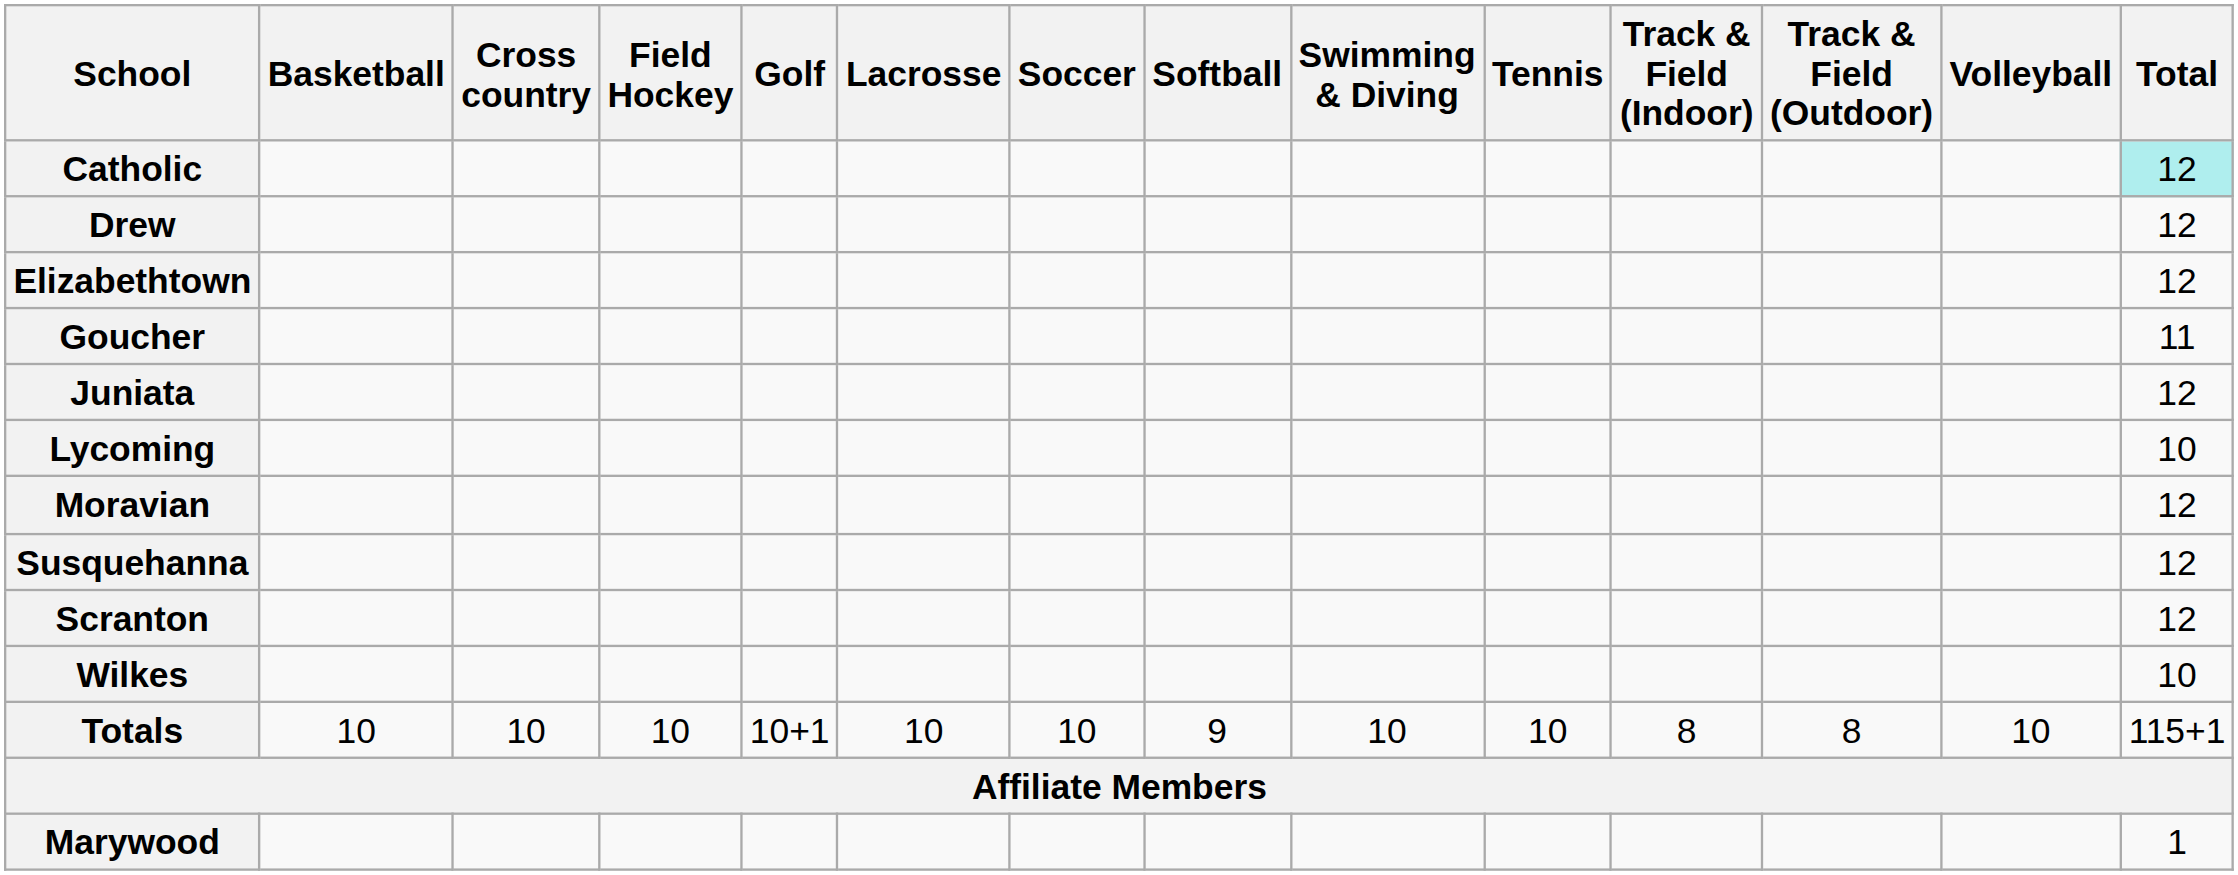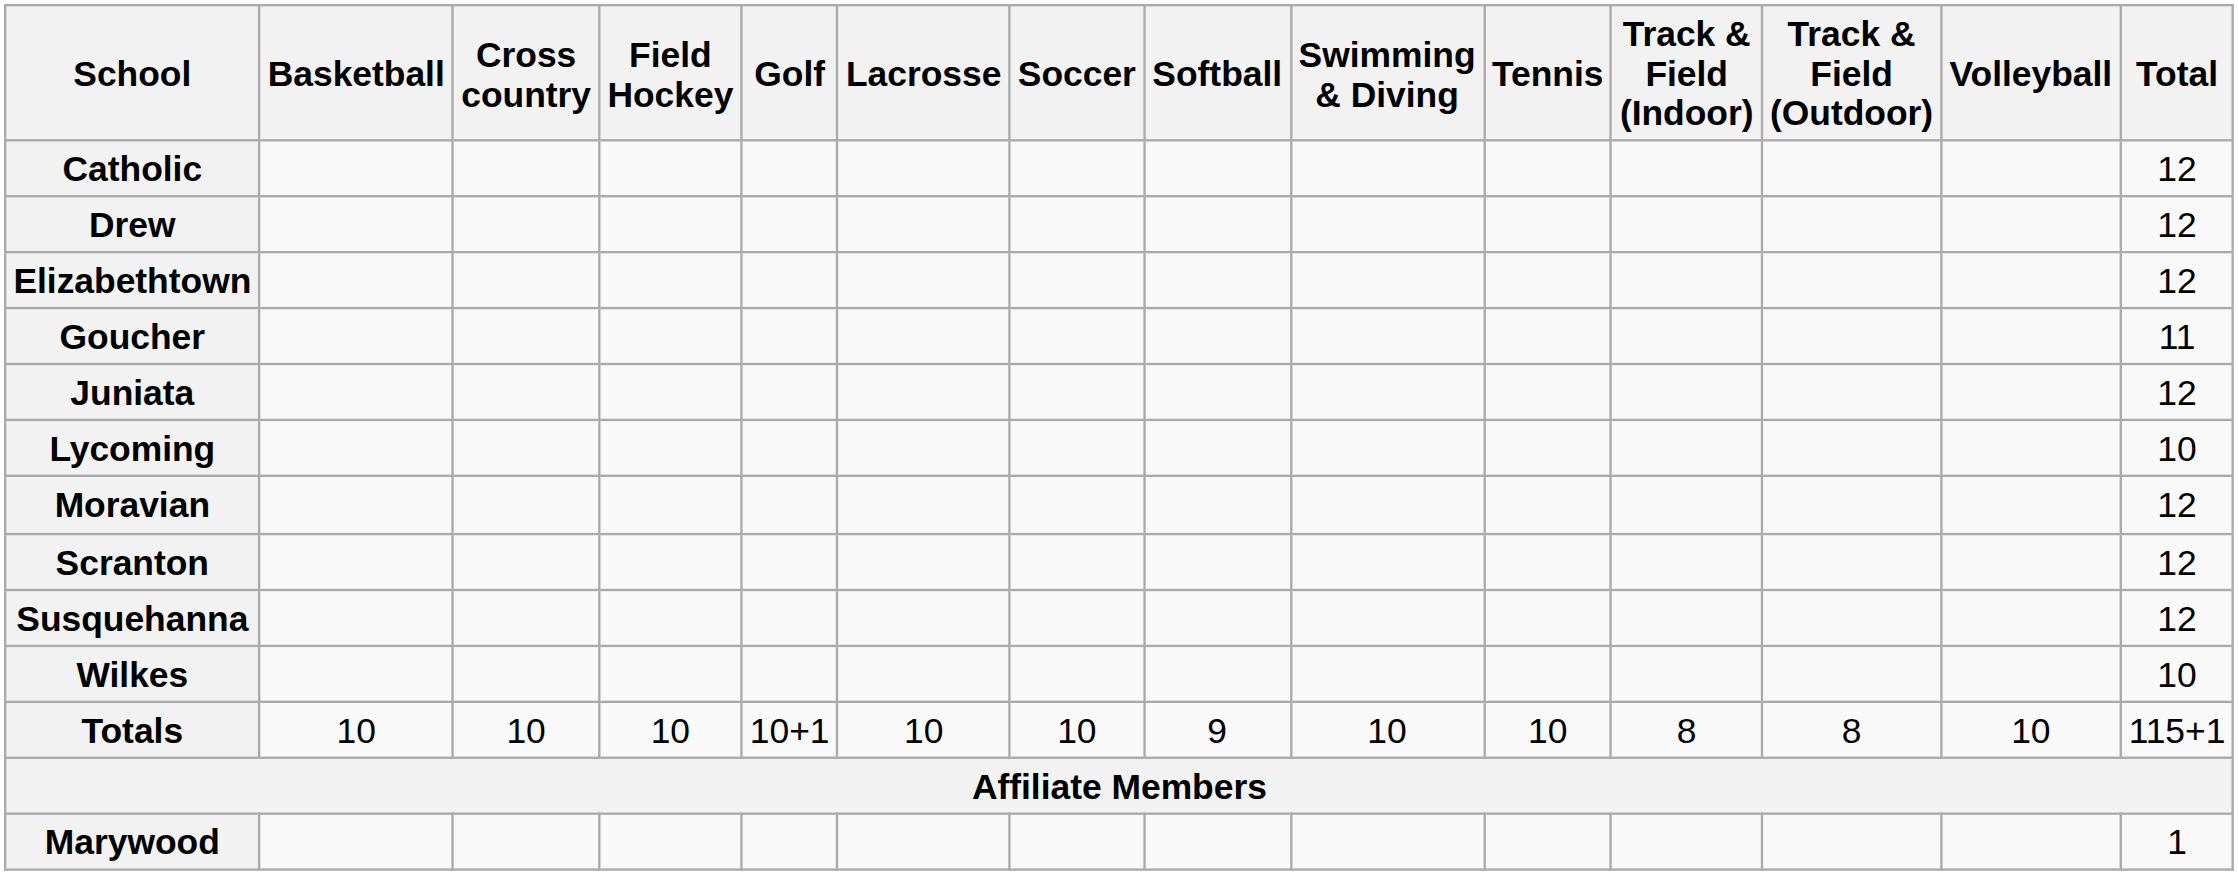(2177, 169) paleturquoise background -> (2177, 169) no background
rows swapped: (132, 617) <-> (132, 561)
